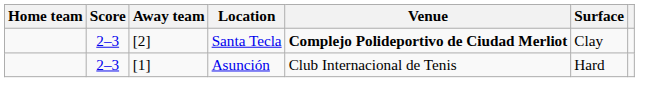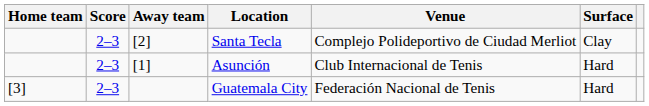(428, 40) bold -> (445, 40) normal
+ row: (260, 88)
